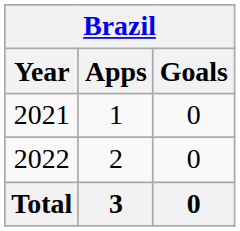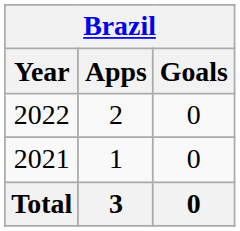rows swapped: (42, 114) <-> (42, 159)
